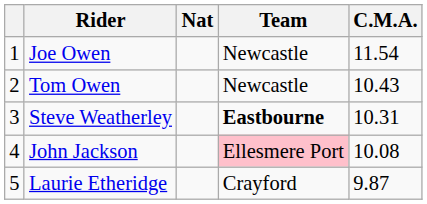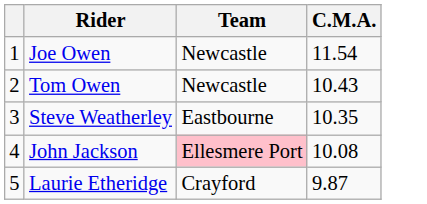- column: (197, 20)
(273, 118) bold -> (228, 118) normal
(376, 118) 10.31 -> (335, 118) 10.35
